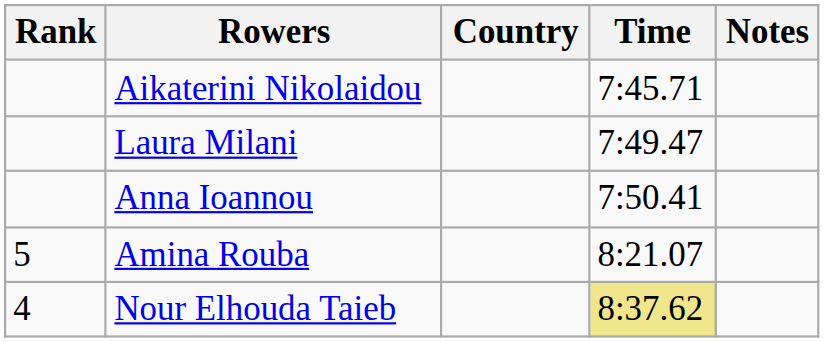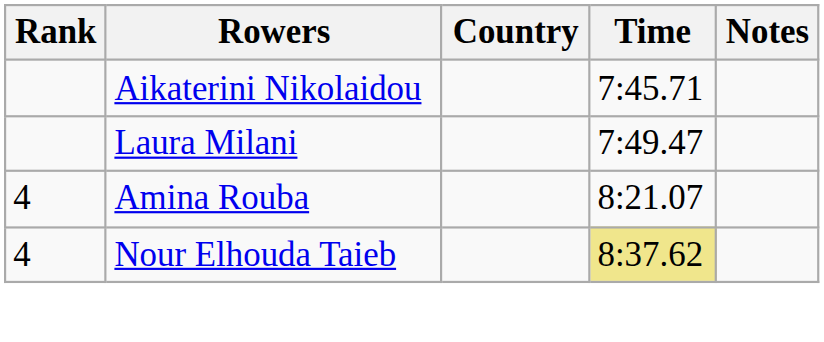- row: (214, 198)
(22, 253) 5 -> (22, 198) 4
